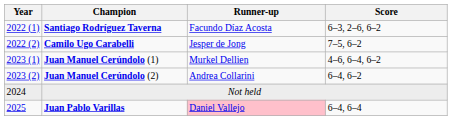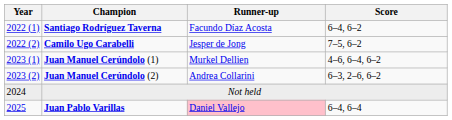(354, 28) 6–3, 2–6, 6–2 -> (345, 28) 6–4, 6–2
(345, 76) 6–4, 6–2 -> (354, 76) 6–3, 2–6, 6–2
